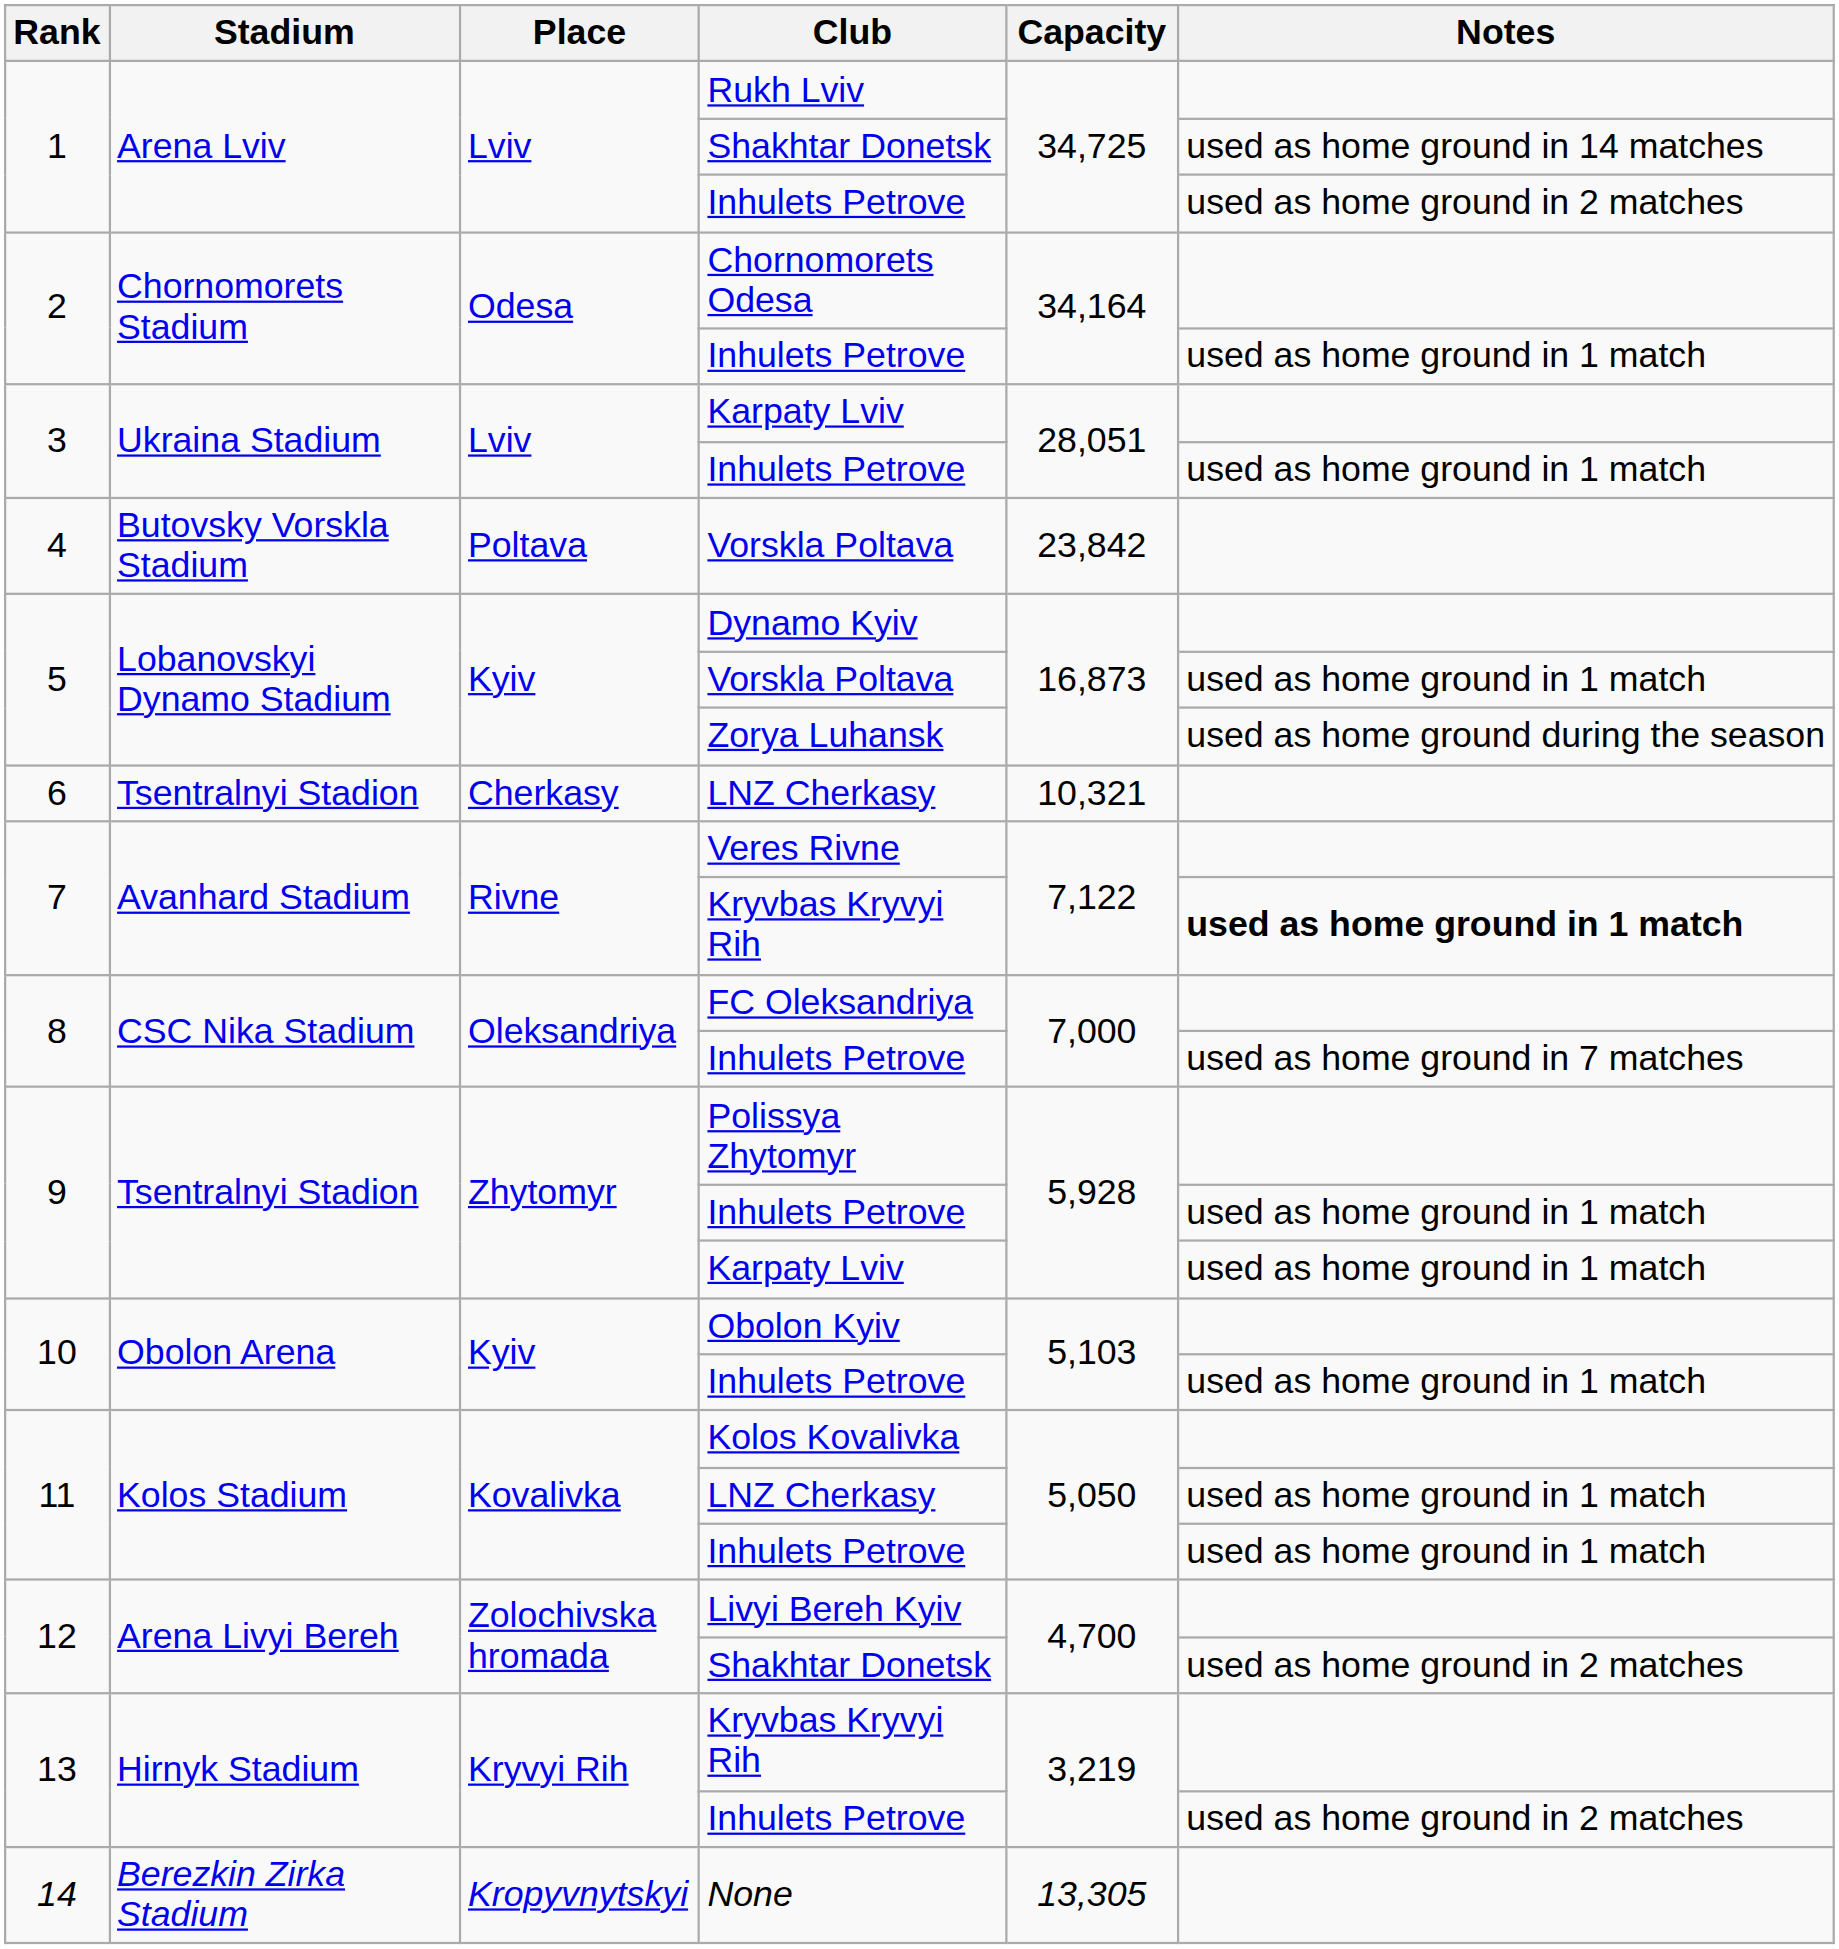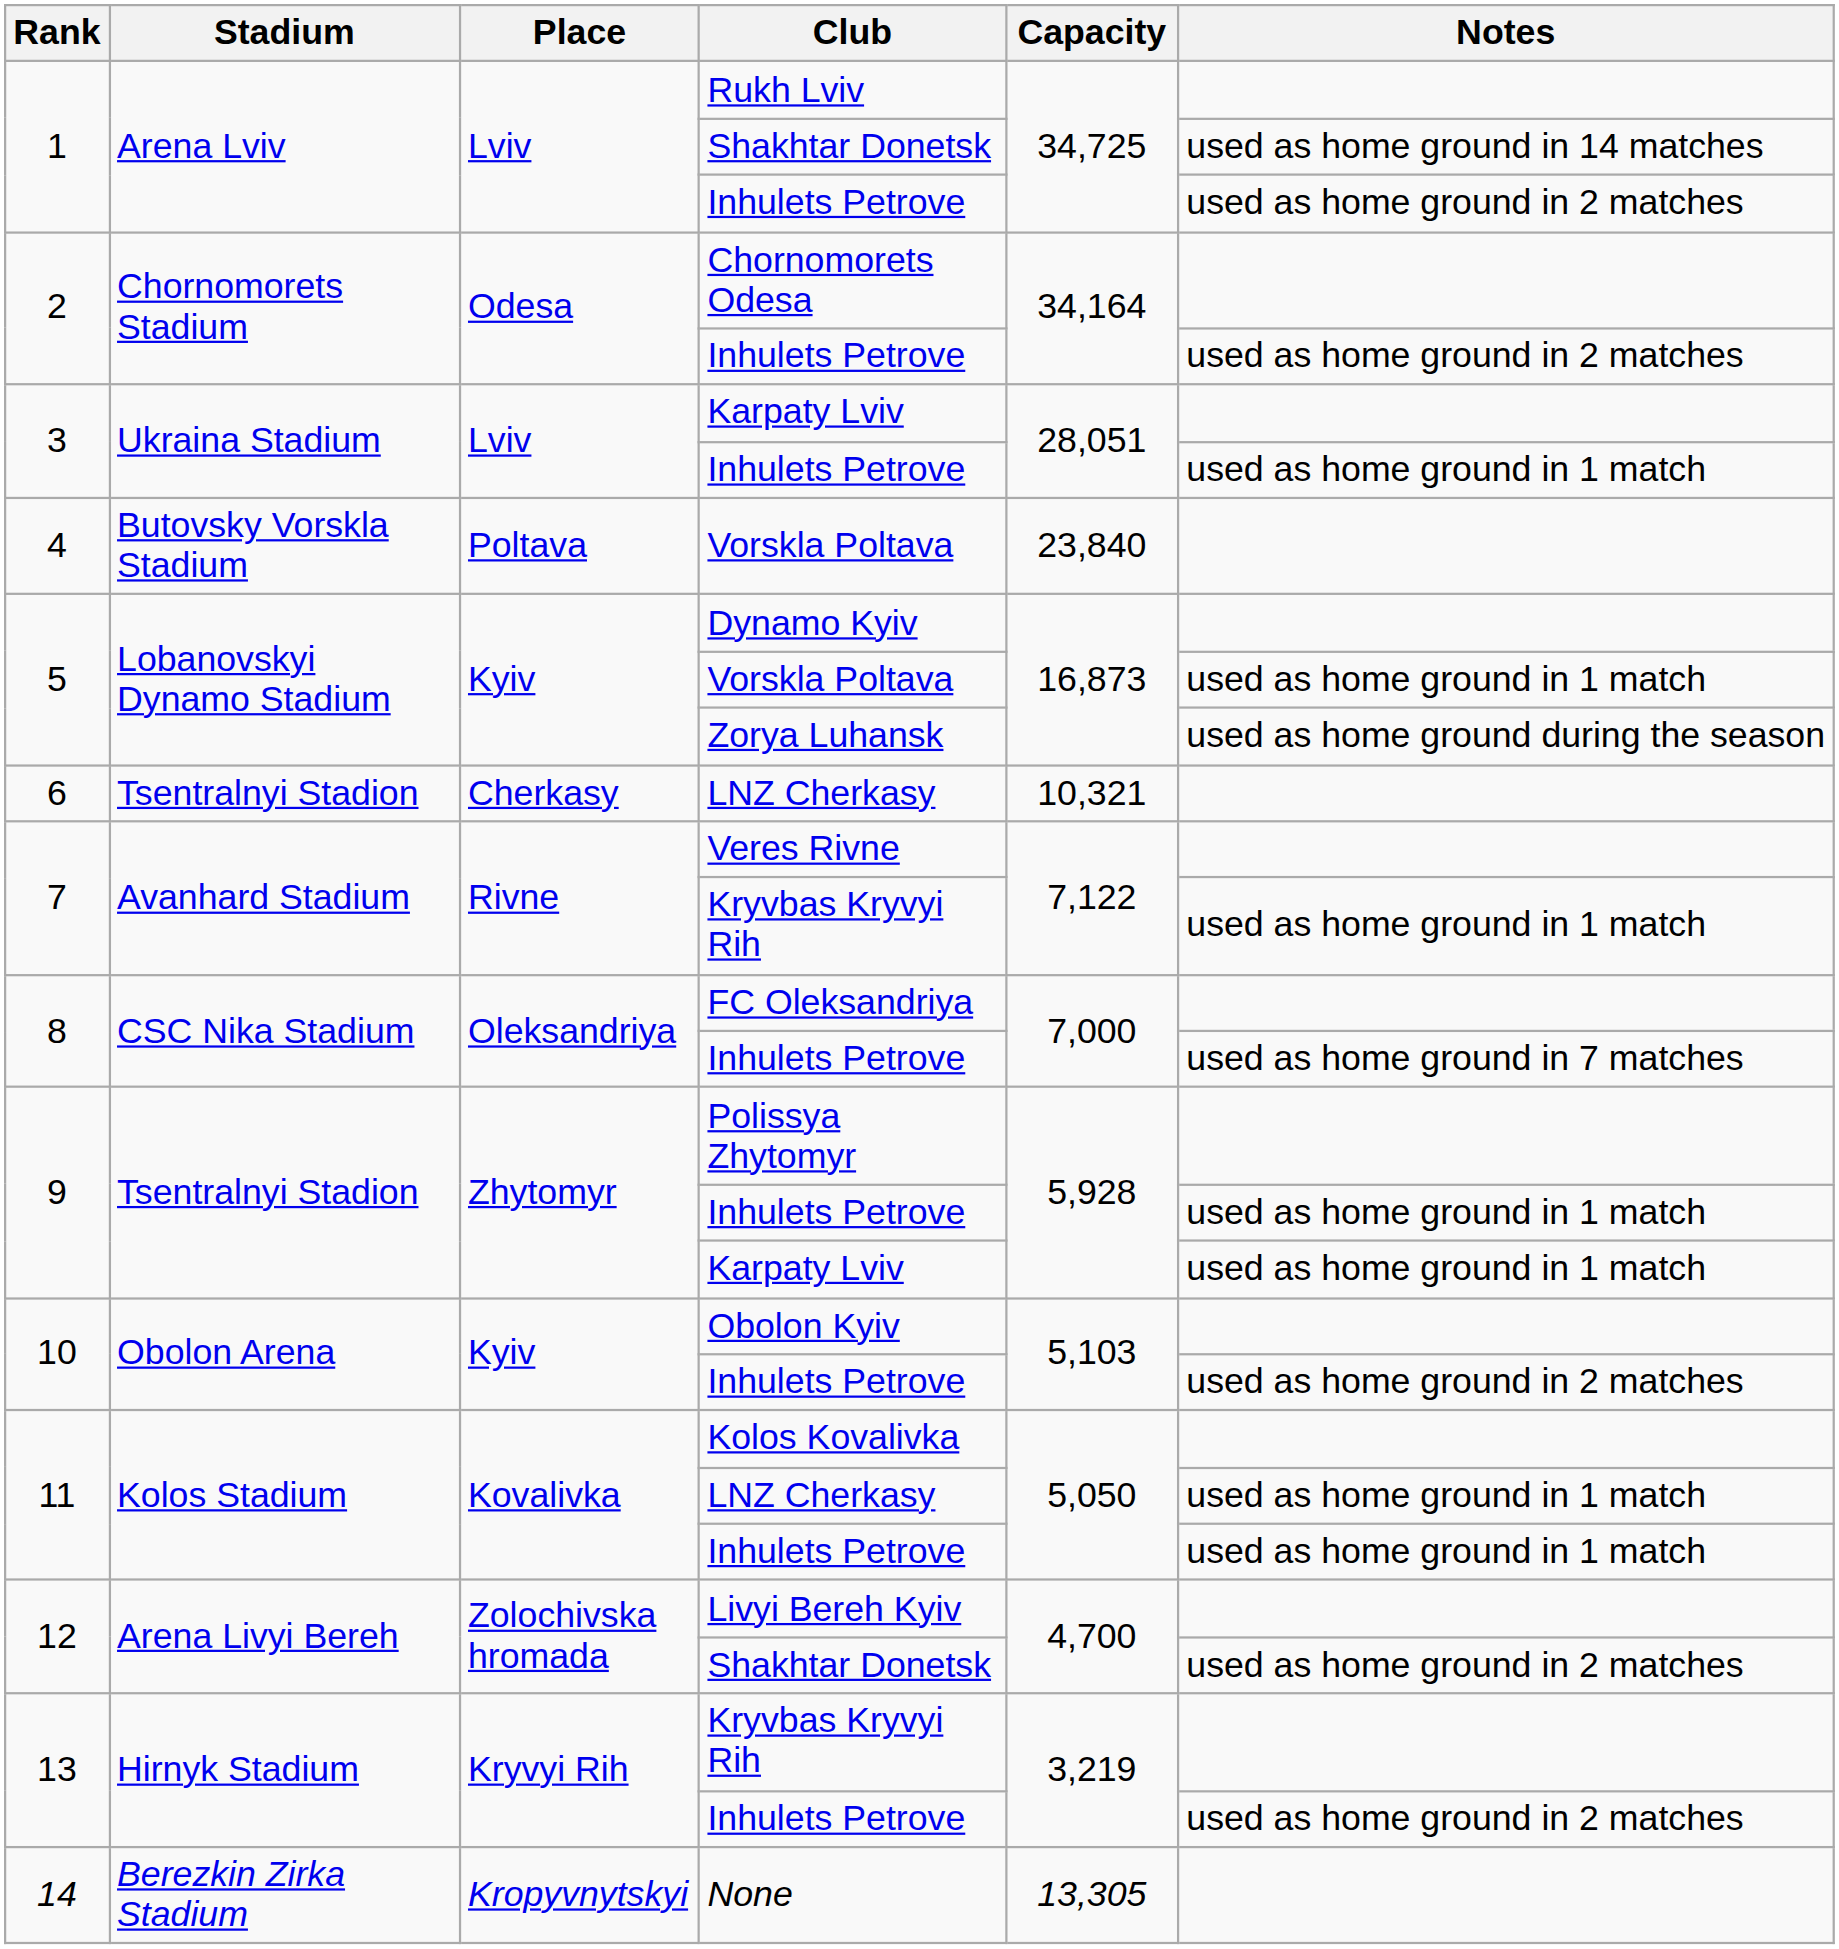(1446, 355) used as home ground in 1 match -> (1465, 355) used as home ground in 2 matches
(1092, 545) 23,842 -> (1092, 545) 23,840
(1465, 925) bold -> (1446, 925) normal
(1446, 1381) used as home ground in 1 match -> (1465, 1381) used as home ground in 2 matches
